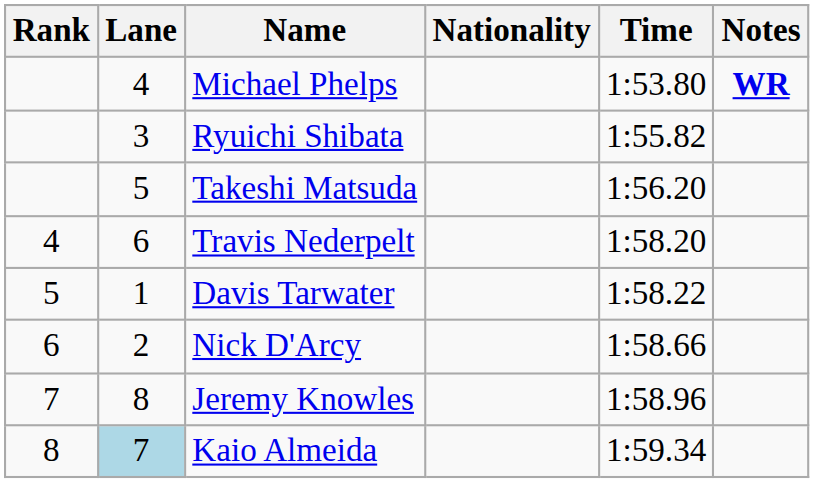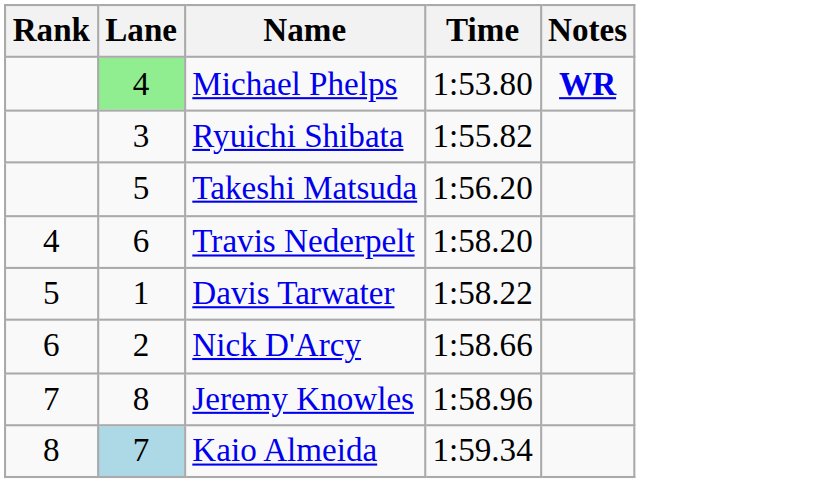- column: (512, 30)
(141, 83) no background -> (141, 83) lightgreen background
